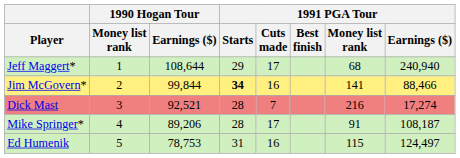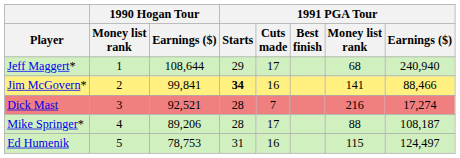(184, 85) 99,844 -> (184, 85) 99,841
(355, 124) 91 -> (355, 124) 88
